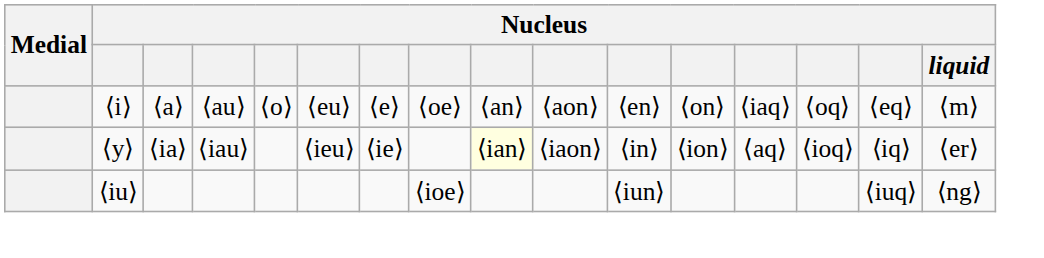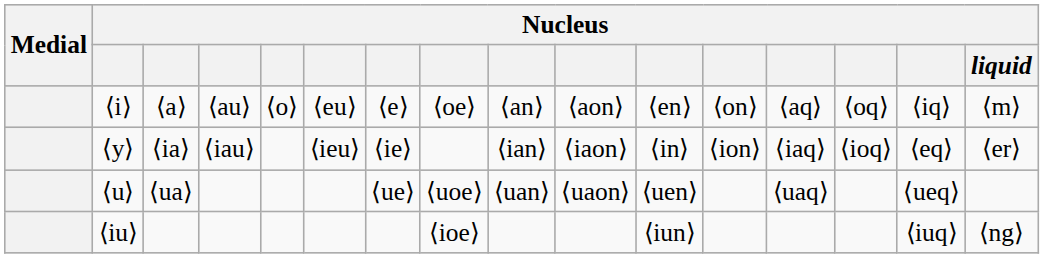(765, 106) ⟨iaq⟩ -> (800, 106) ⟨aq⟩
(891, 106) ⟨eq⟩ -> (931, 106) ⟨iq⟩
(502, 148) lightyellow background -> (522, 148) no background
(765, 148) ⟨aq⟩ -> (800, 148) ⟨iaq⟩
(891, 148) ⟨iq⟩ -> (931, 148) ⟨eq⟩
+ row: (171, 190)
